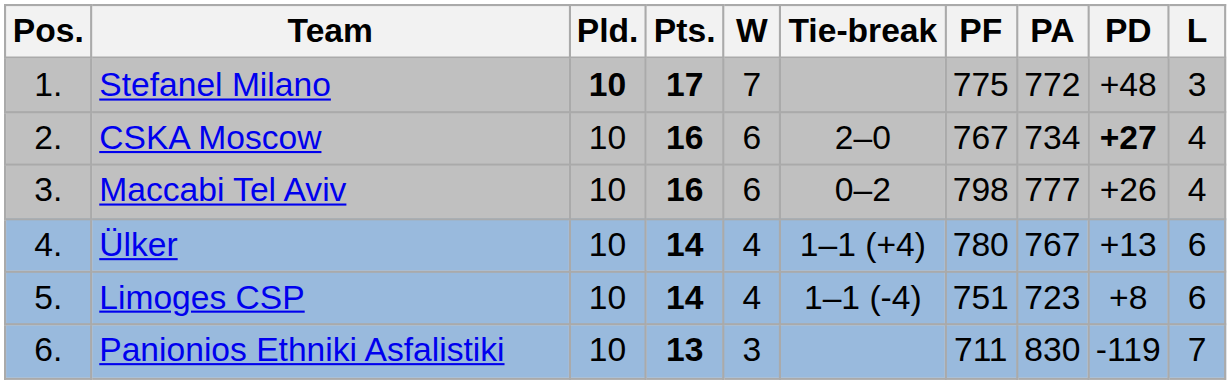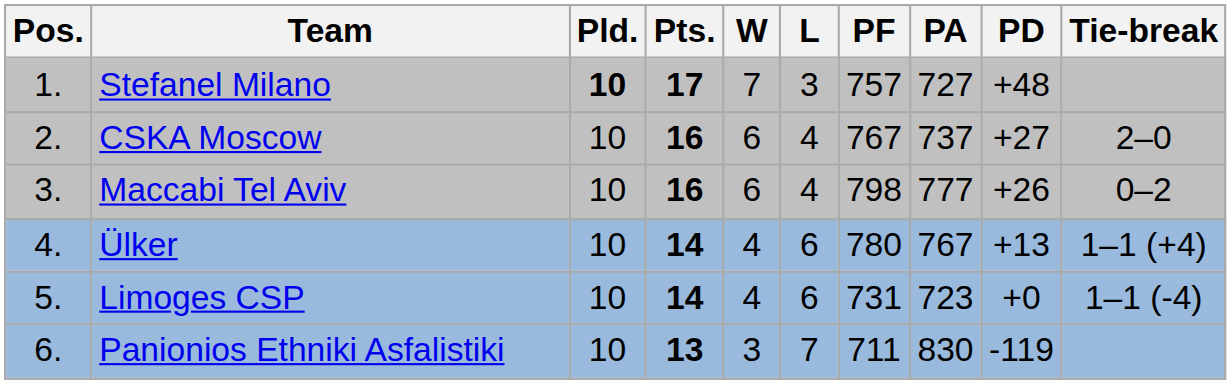columns swapped: (1197, 31) <-> (863, 31)
(981, 84) 775 -> (874, 84) 757
(1052, 84) 772 -> (946, 84) 727
(1052, 137) 734 -> (946, 137) 737
(1128, 137) bold -> (1021, 137) normal
(981, 297) 751 -> (874, 297) 731
(1128, 297) +8 -> (1021, 297) +0
